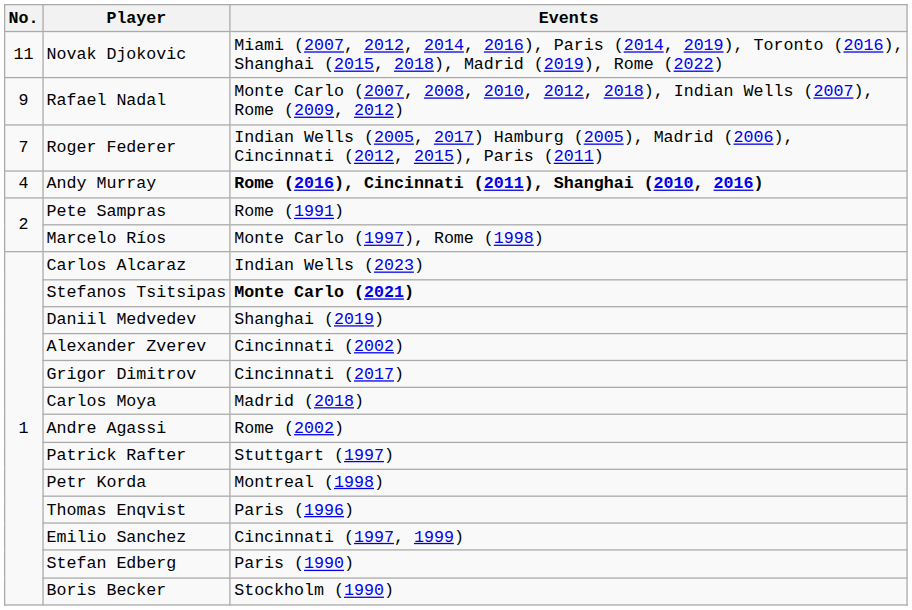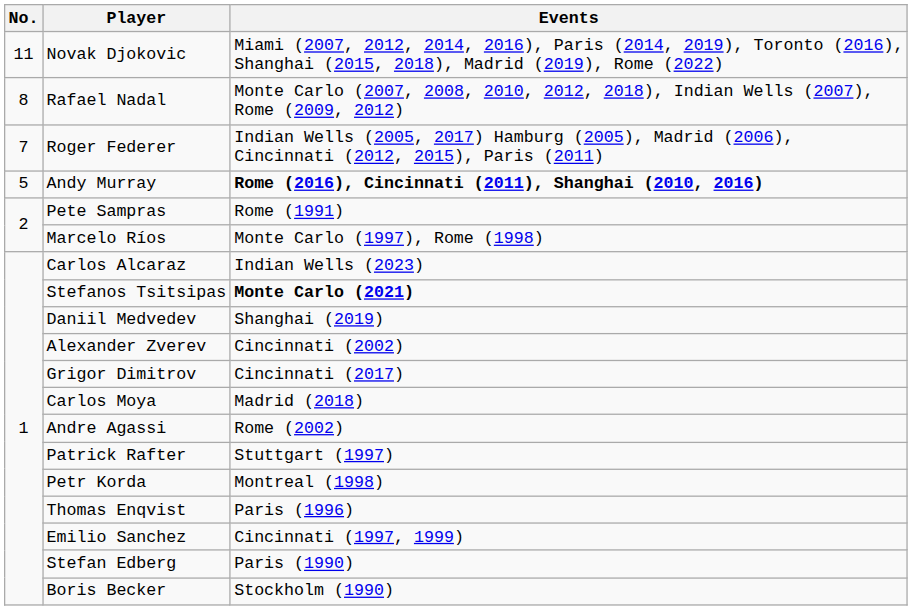(24, 101) 9 -> (24, 101) 8
(24, 184) 4 -> (24, 184) 5
